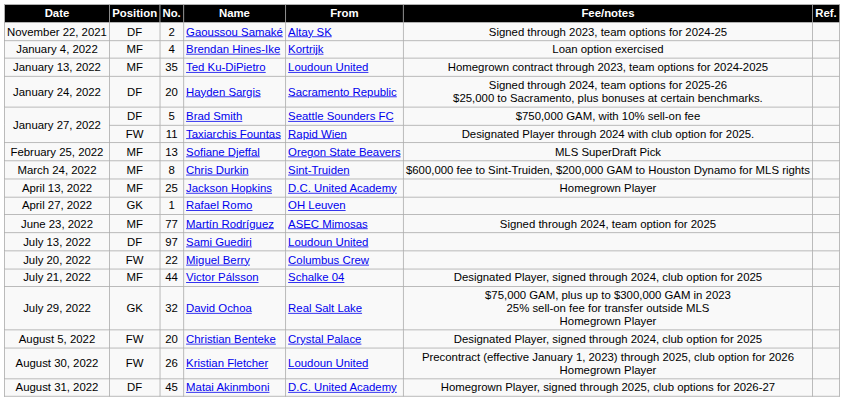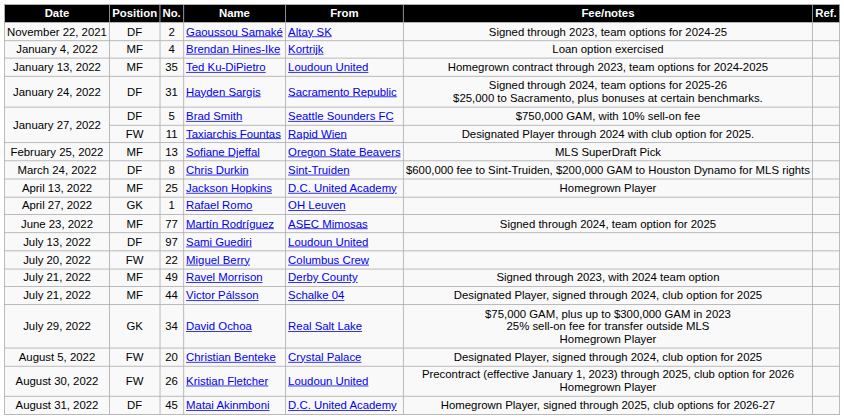(172, 92) 20 -> (172, 92) 31
(135, 170) MF -> (135, 170) DF
+ row: (224, 278)
(172, 309) 32 -> (172, 327) 34
